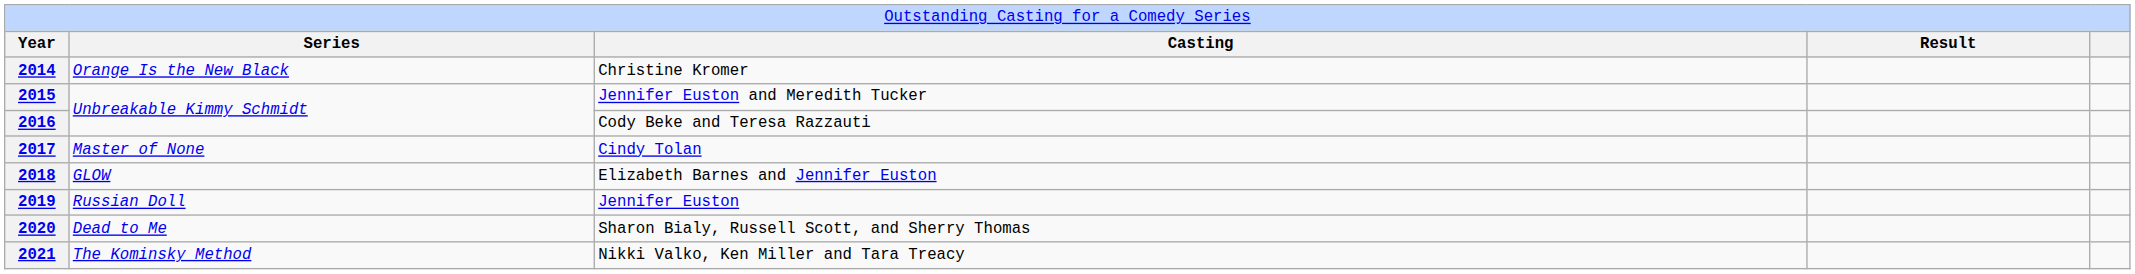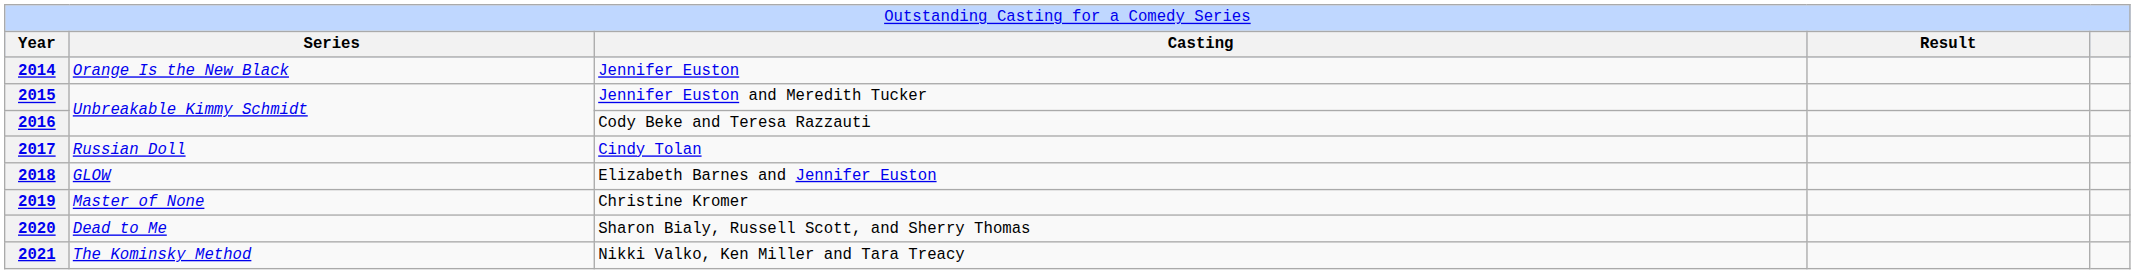(673, 70) Christine Kromer -> (669, 70) Jennifer Euston
(139, 149) Master of None -> (129, 149) Russian Doll
(129, 202) Russian Doll -> (139, 202) Master of None
(669, 202) Jennifer Euston -> (673, 202) Christine Kromer
